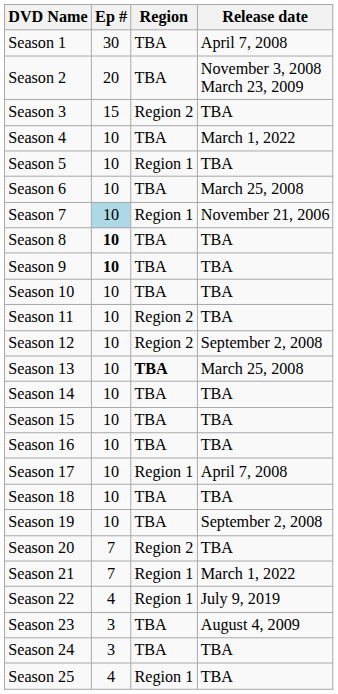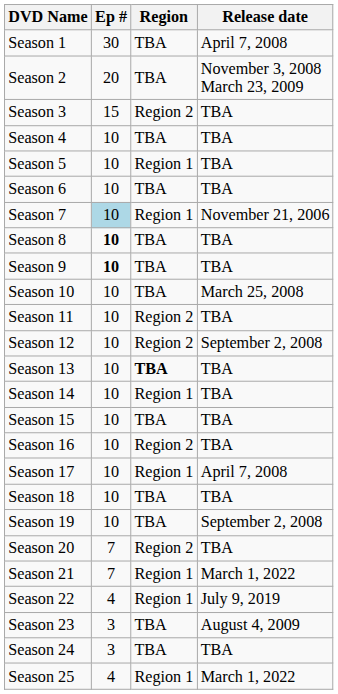(248, 138) March 1, 2022 -> (217, 138) TBA
(252, 189) March 25, 2008 -> (217, 189) TBA
(217, 291) TBA -> (252, 291) March 25, 2008
(252, 368) March 25, 2008 -> (217, 368) TBA
(151, 394) TBA -> (164, 394) Region 1
(151, 445) TBA -> (164, 445) Region 2
(217, 676) TBA -> (248, 676) March 1, 2022
